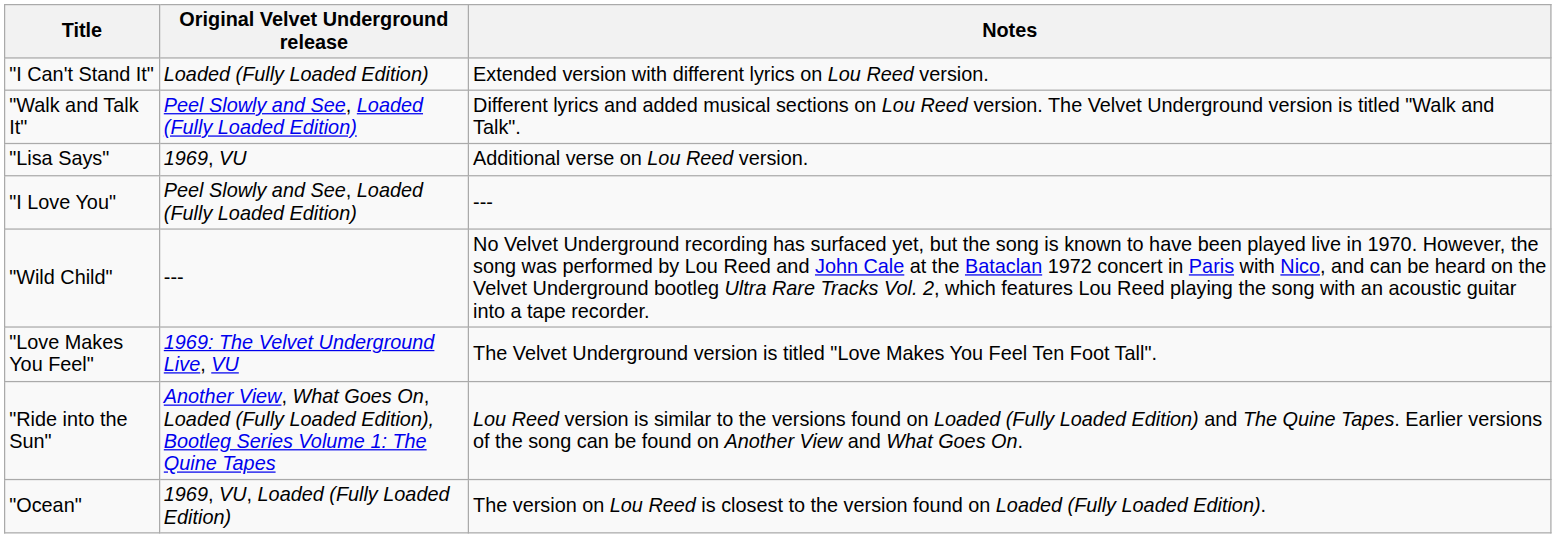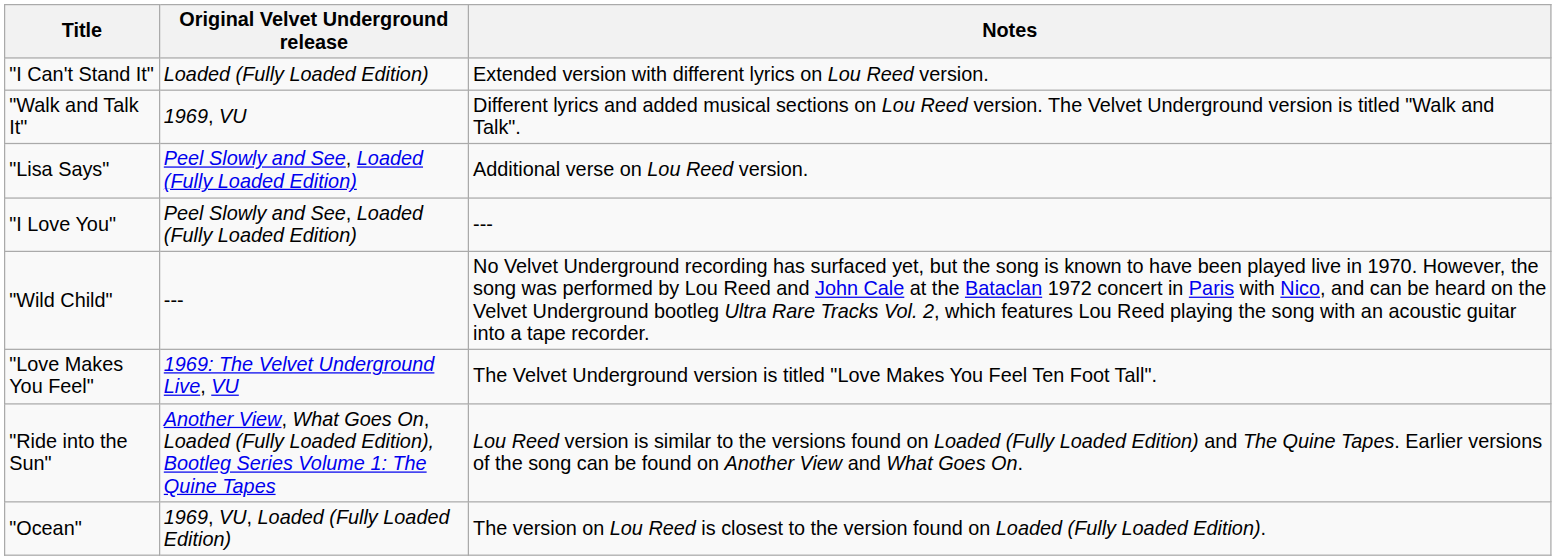(293, 116) Peel Slowly and See, Loaded (Fully Loaded Edition) -> (205, 116) 1969, VU
(205, 159) 1969, VU -> (293, 170) Peel Slowly and See, Loaded (Fully Loaded Edition)
